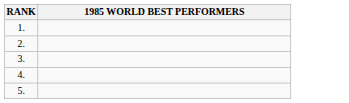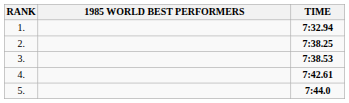+ column: (318, 12)
